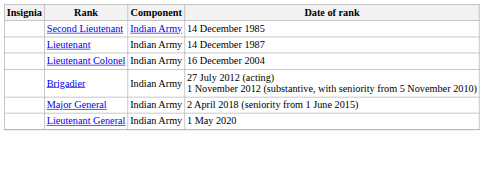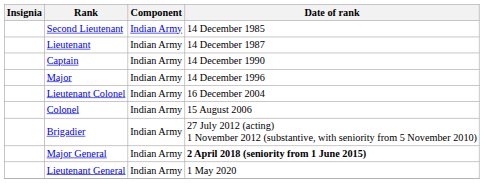+ row: (63, 61)
+ row: (59, 77)
+ row: (63, 110)
(273, 105) normal -> (277, 154) bold
